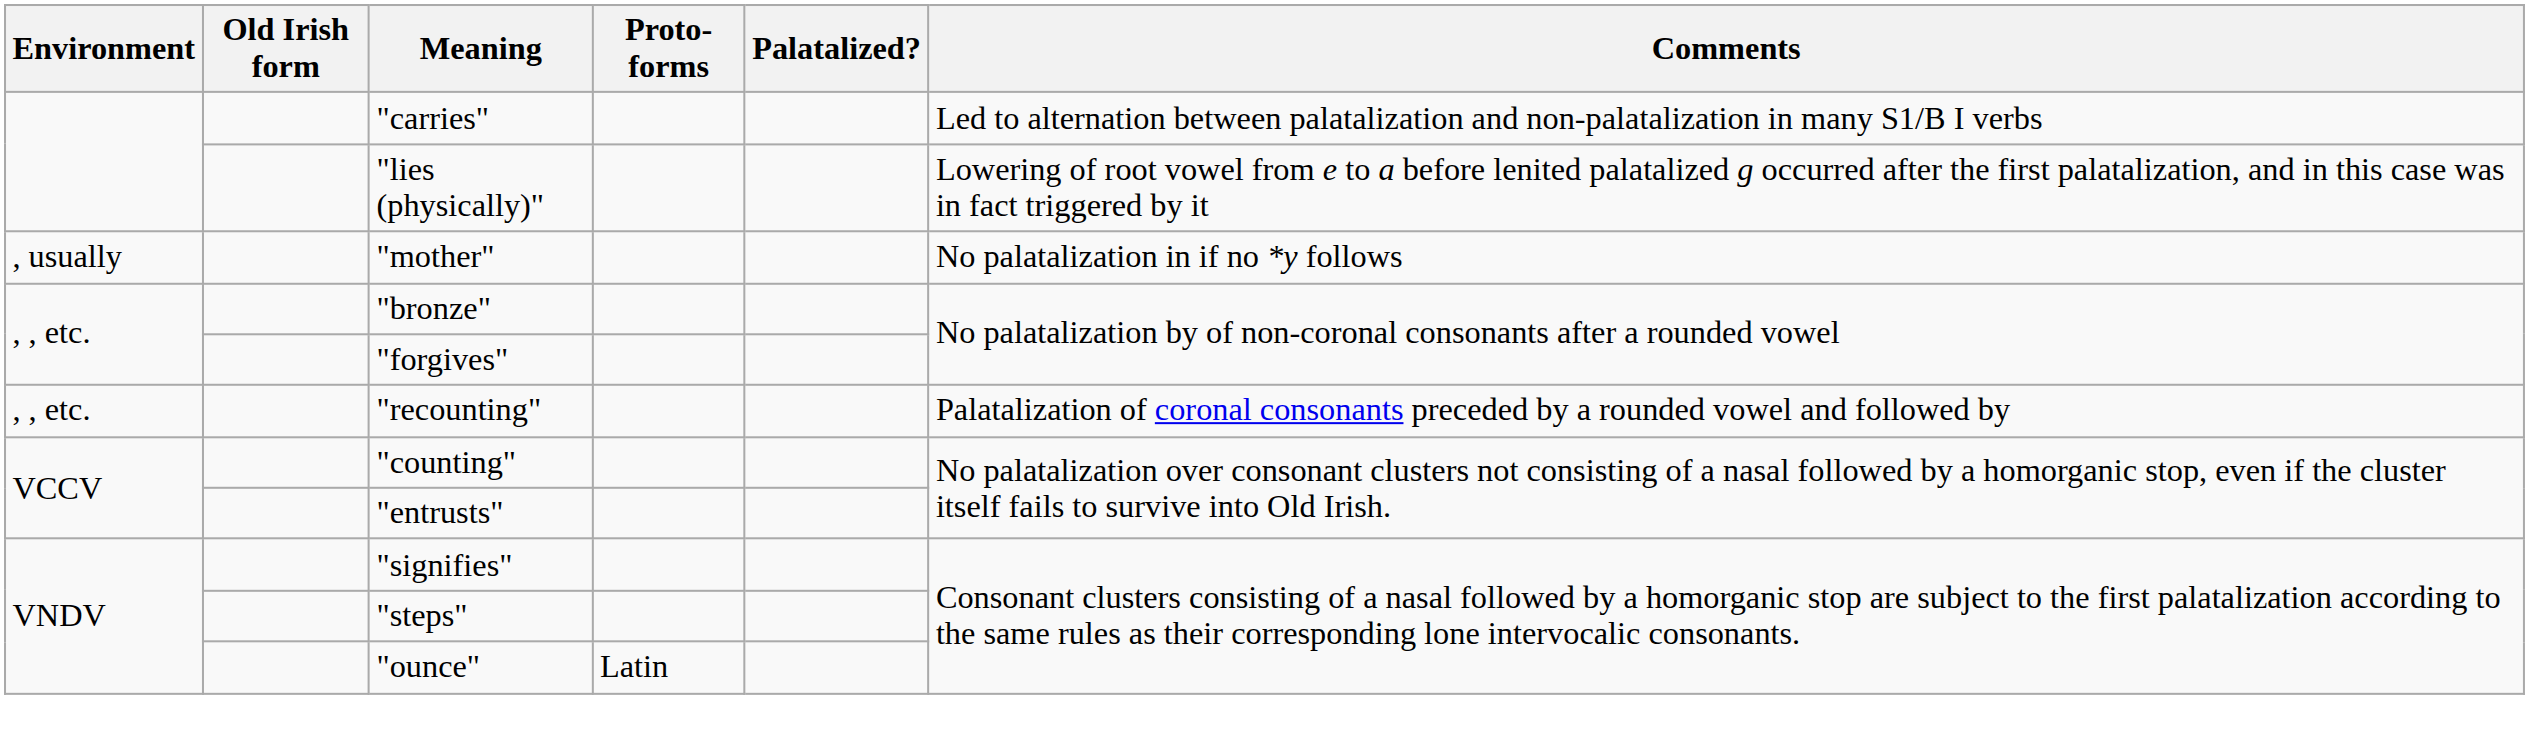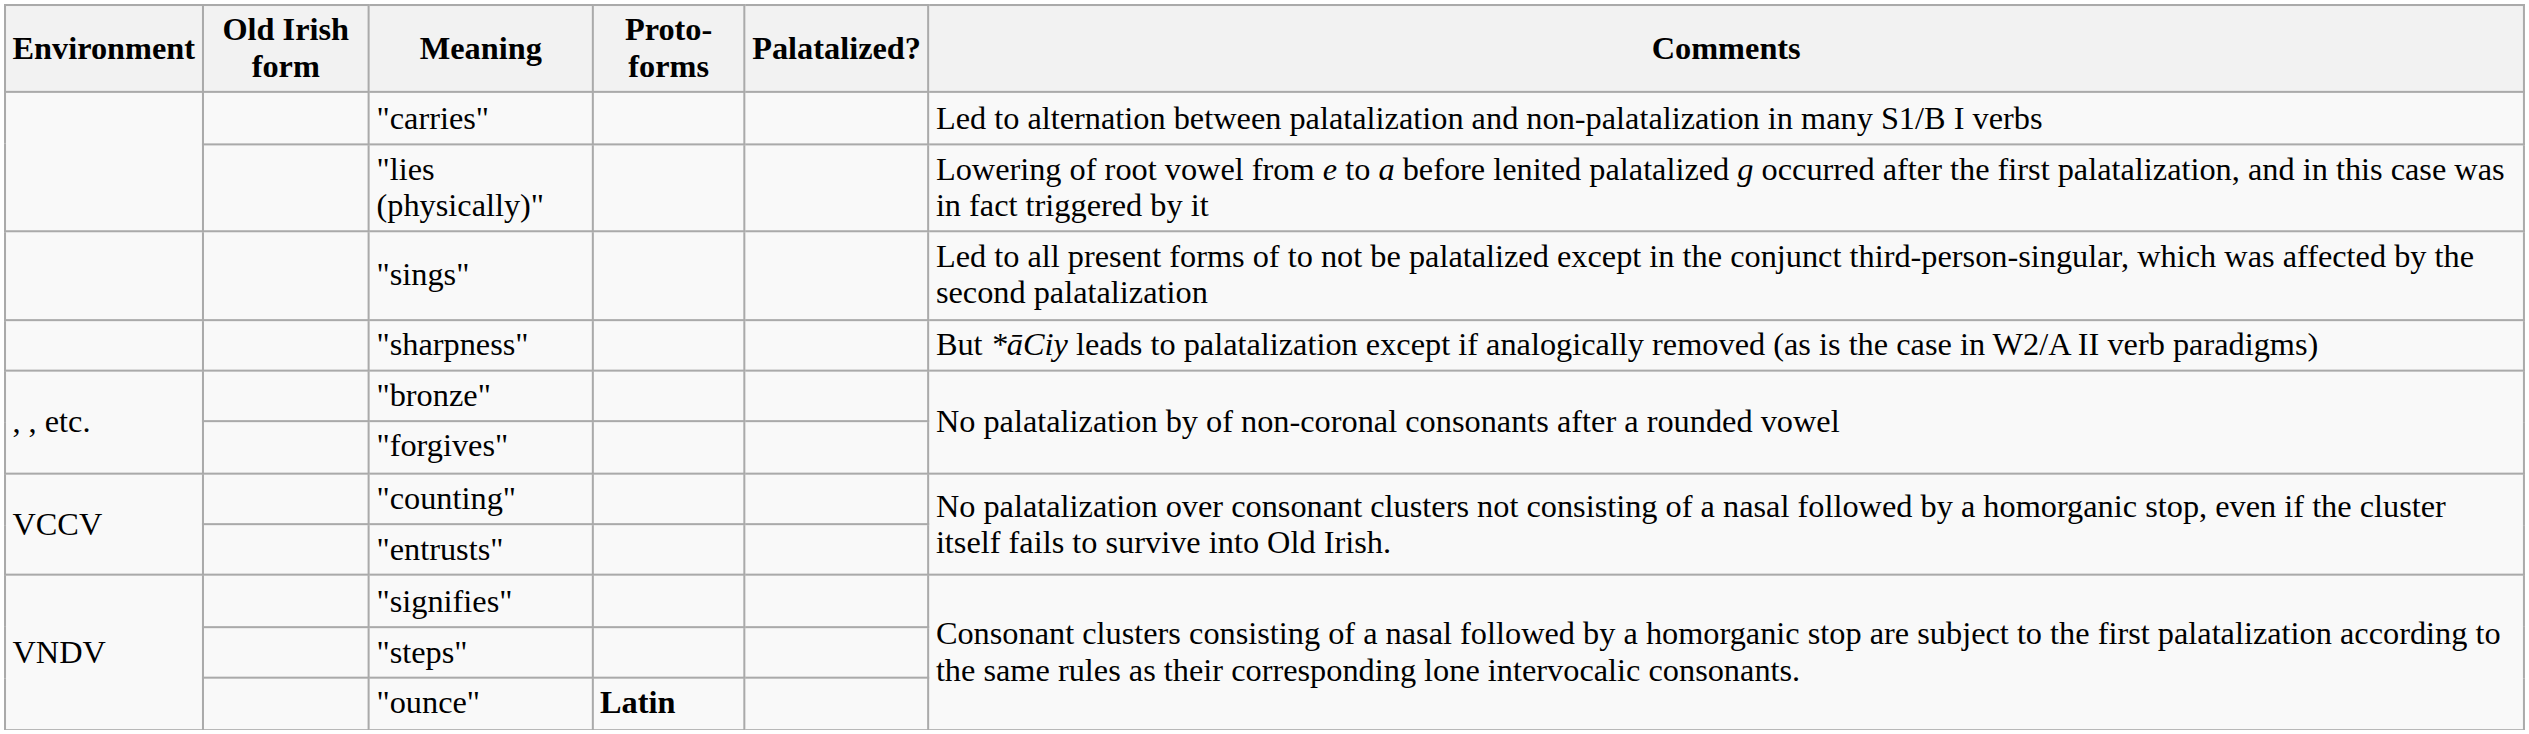+ row: (423, 274)
- row: (435, 256)
+ row: (453, 344)
- row: (459, 410)
(634, 666) normal -> (638, 703) bold
